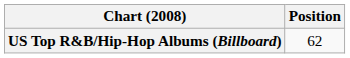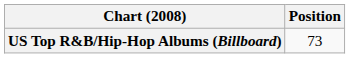(315, 40) 62 -> (315, 40) 73
